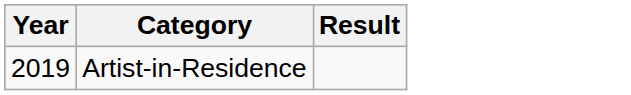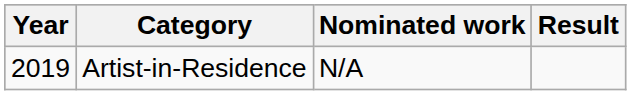+ column: (422, 25)
